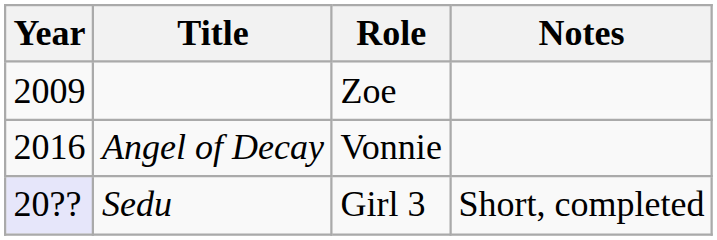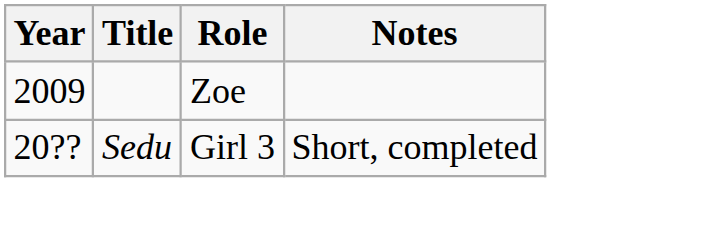- row: (213, 147)
(47, 204) lavender background -> (47, 147) no background
